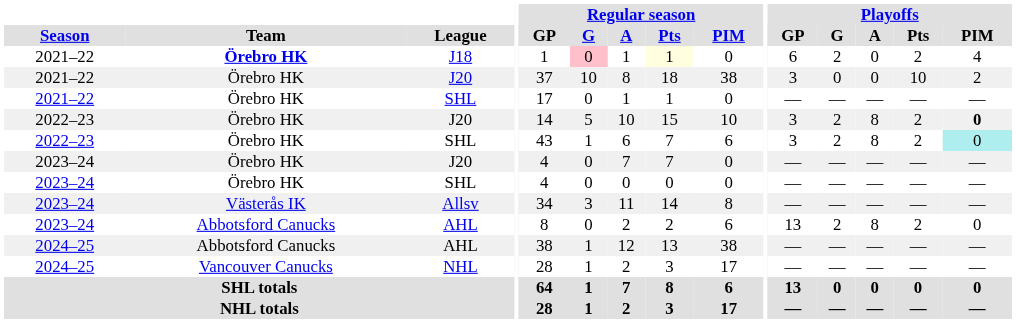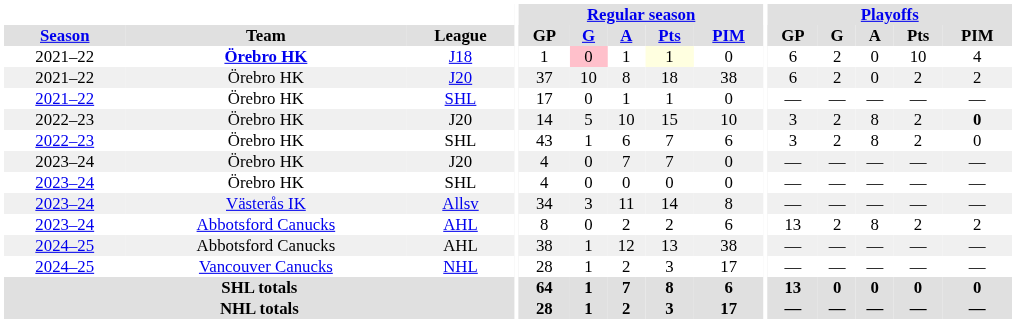(918, 56) 2 -> (918, 56) 10
(793, 77) 3 -> (793, 77) 6
(837, 77) 0 -> (837, 77) 2
(918, 77) 10 -> (918, 77) 2
(977, 140) paleturquoise background -> (977, 140) no background
(977, 224) 0 -> (977, 224) 2
